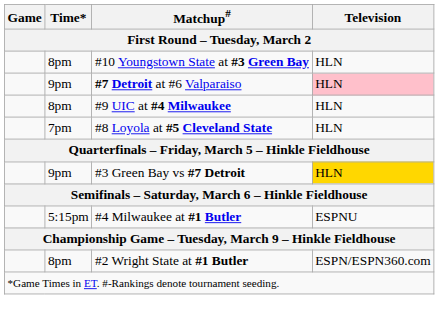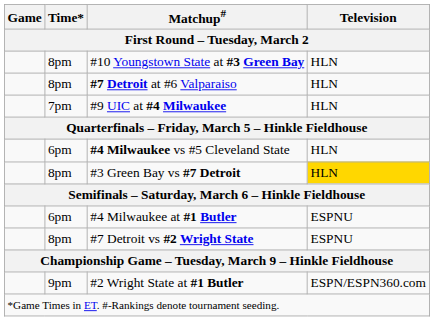(60, 84) 9pm -> (60, 84) 8pm
(329, 84) pink background -> (324, 84) no background
(60, 106) 8pm -> (60, 106) 7pm
- row: (184, 128)
+ row: (190, 150)
(60, 172) 9pm -> (60, 172) 8pm
(68, 216) 5:15pm -> (60, 216) 6pm
+ row: (172, 238)
(60, 261) 8pm -> (60, 283) 9pm
